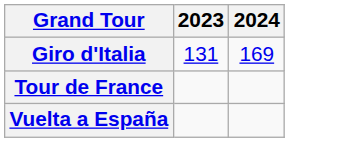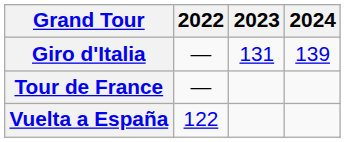+ column: (201, 20)
(257, 53) 169 -> (313, 53) 139
